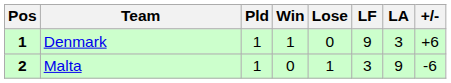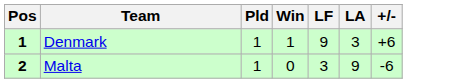- column: (330, 16)
